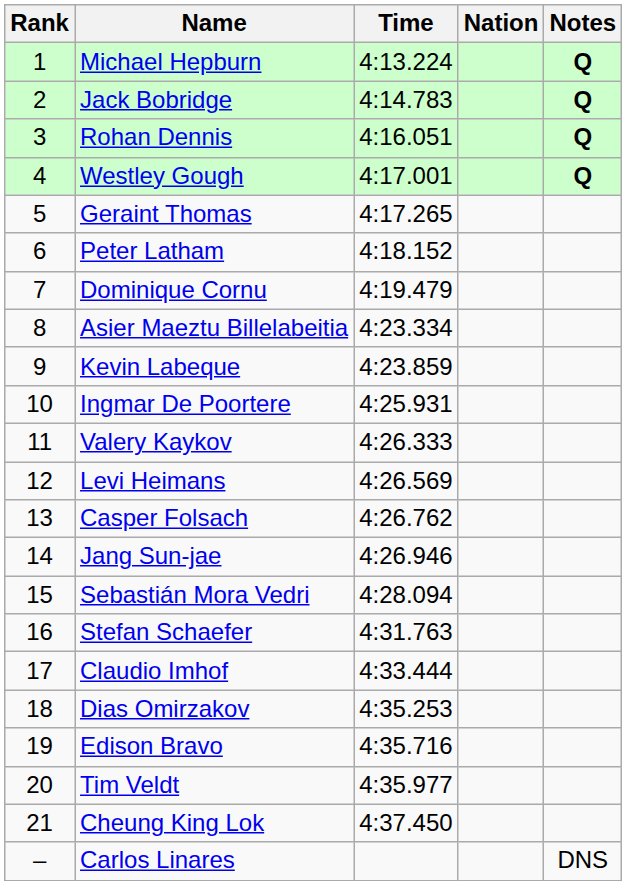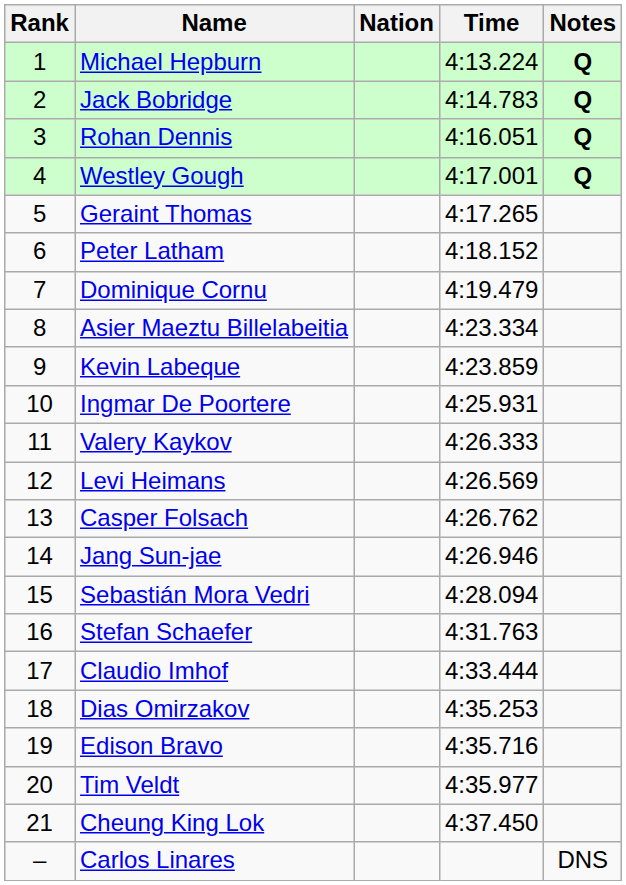columns swapped: (501, 23) <-> (406, 23)
